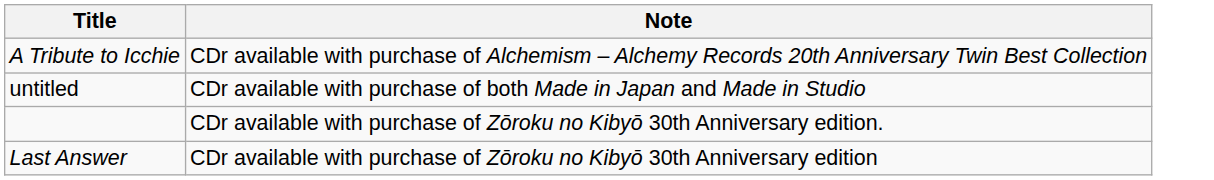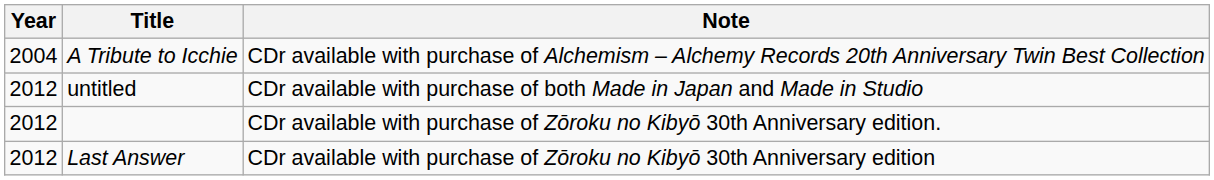+ column: (33, 21)
